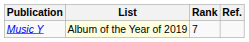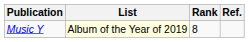(195, 29) 7 -> (195, 29) 8
